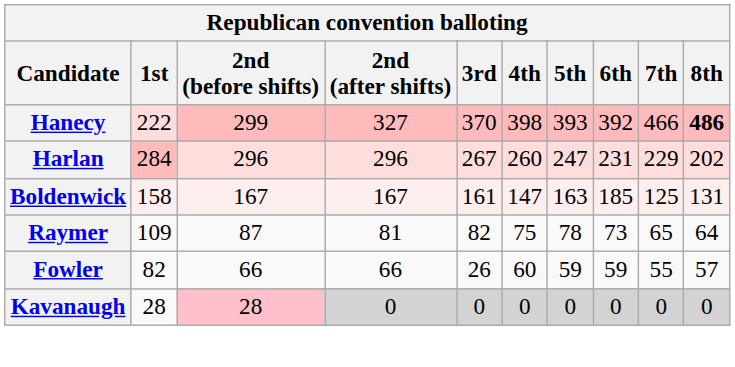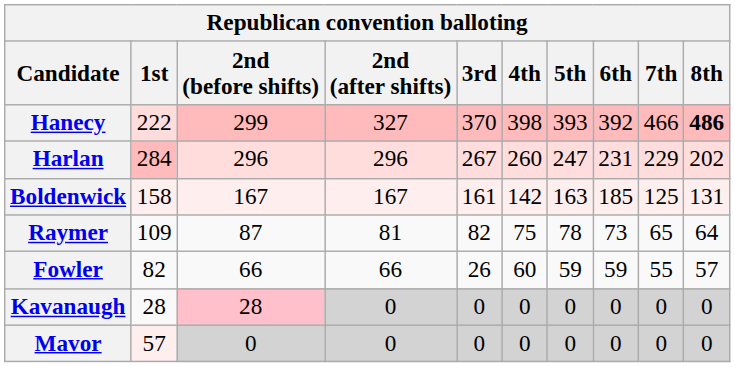(525, 196) 147 -> (525, 196) 142
+ row: (68, 343)
